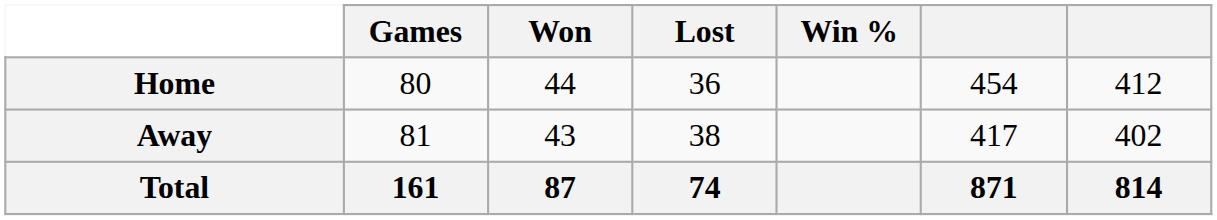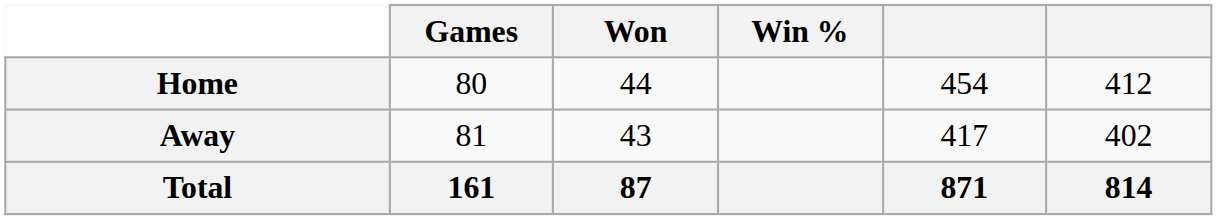- column: (705, 30)
